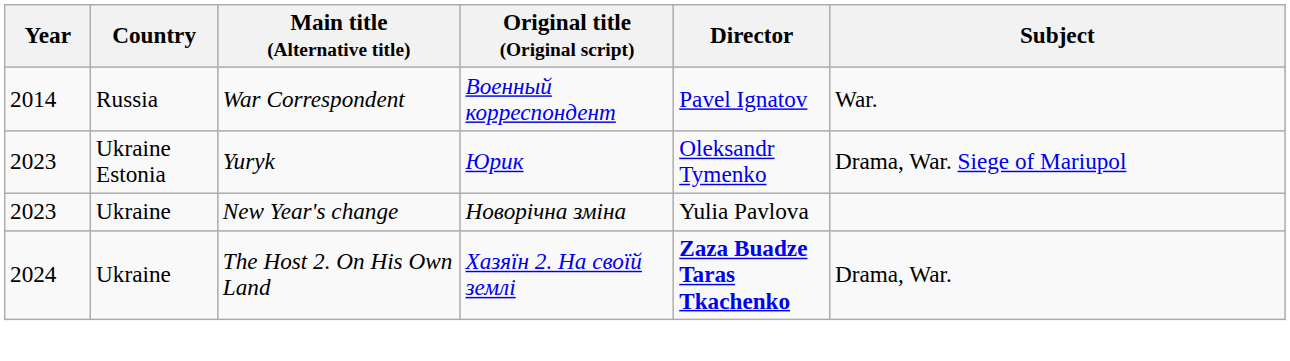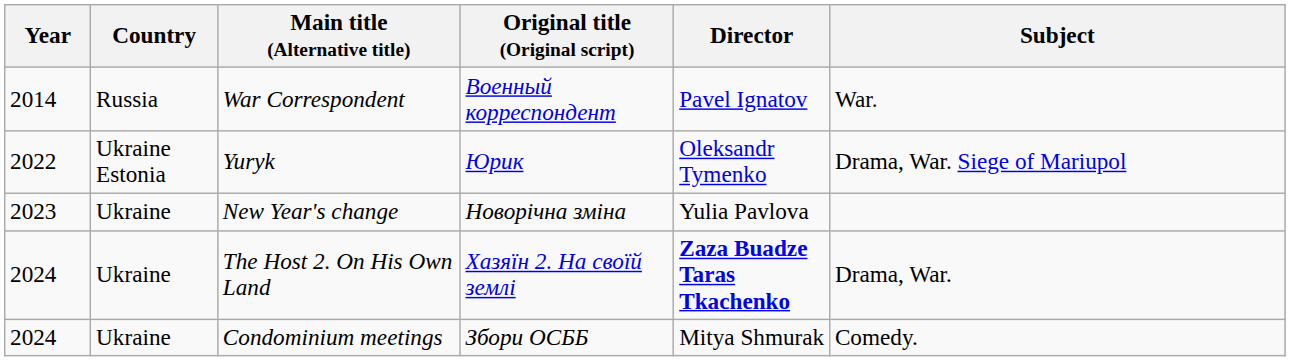(33, 161) 2023 -> (33, 161) 2022
+ row: (333, 337)
